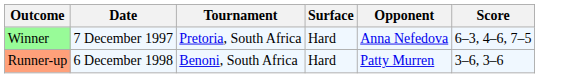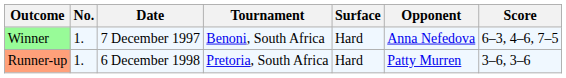+ column: (84, 15)
(240, 38) Pretoria, South Africa -> (266, 38) Benoni, South Africa
(238, 60) Benoni, South Africa -> (267, 60) Pretoria, South Africa
